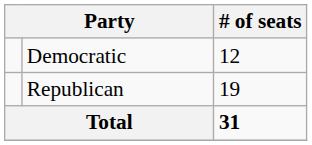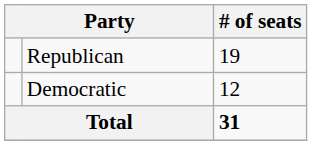rows swapped: (75, 88) <-> (76, 55)
